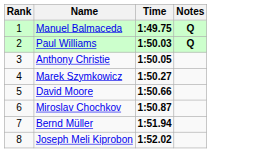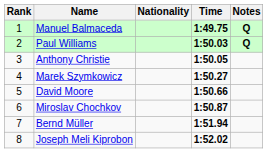+ column: (163, 12)
